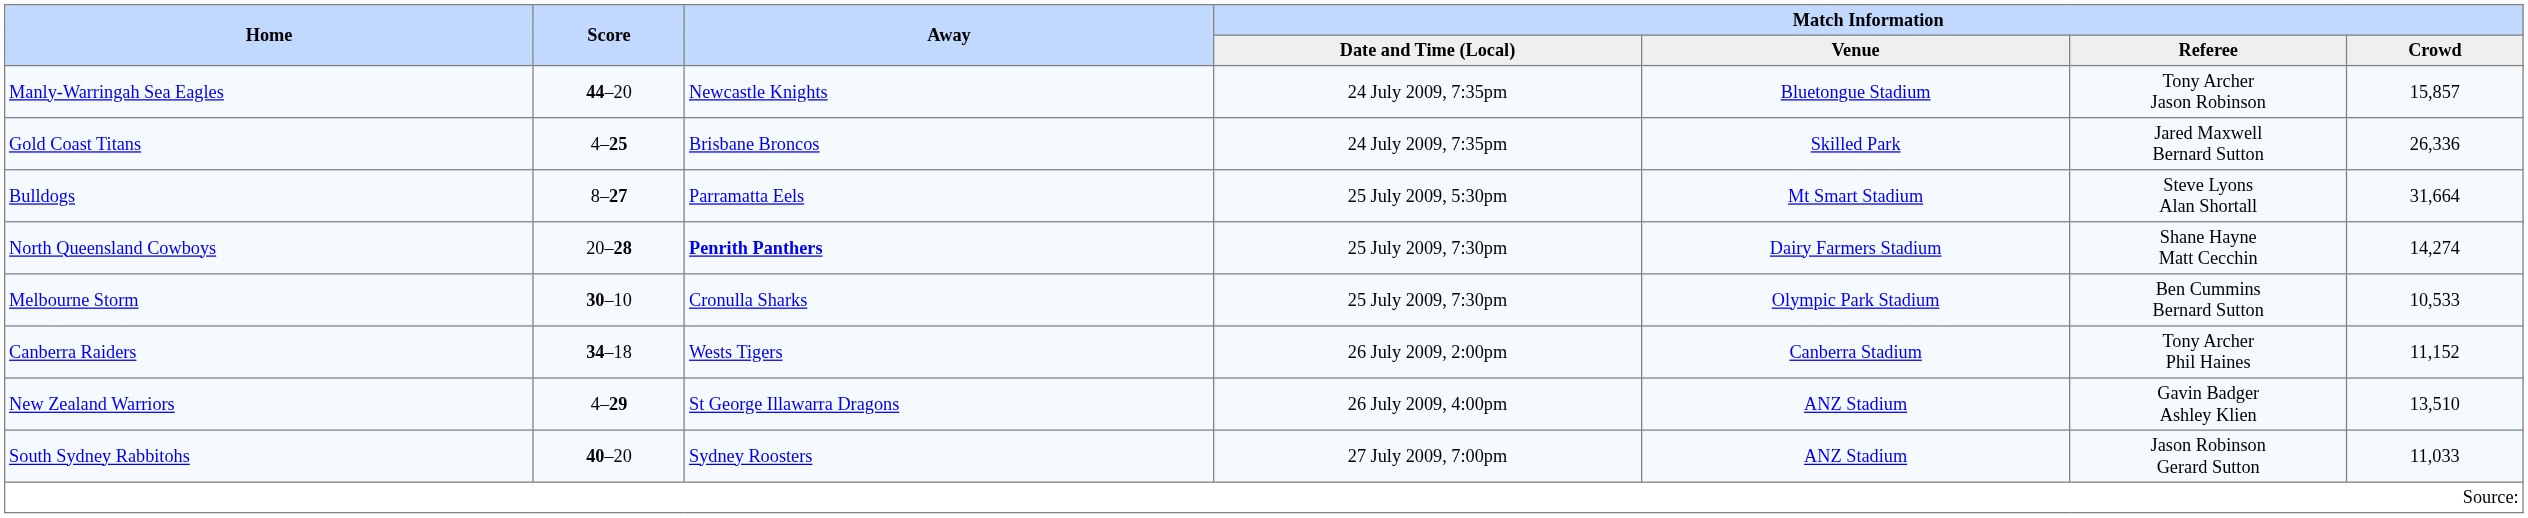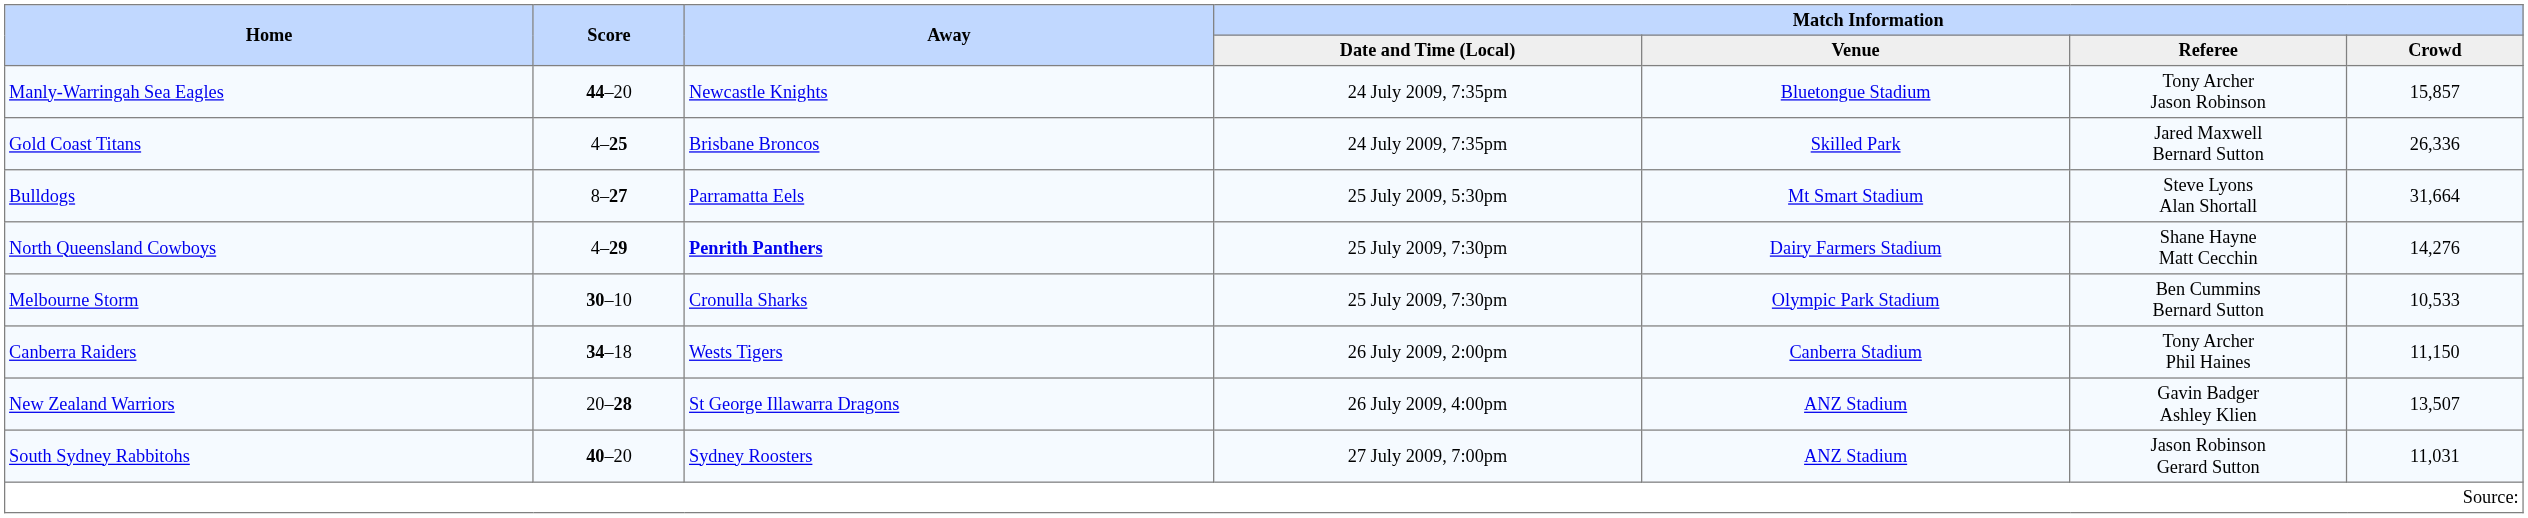(609, 247) 20–28 -> (609, 247) 4–29
(2435, 247) 14,274 -> (2435, 247) 14,276
(2435, 351) 11,152 -> (2435, 351) 11,150
(609, 403) 4–29 -> (609, 403) 20–28
(2435, 403) 13,510 -> (2435, 403) 13,507
(2435, 455) 11,033 -> (2435, 455) 11,031
